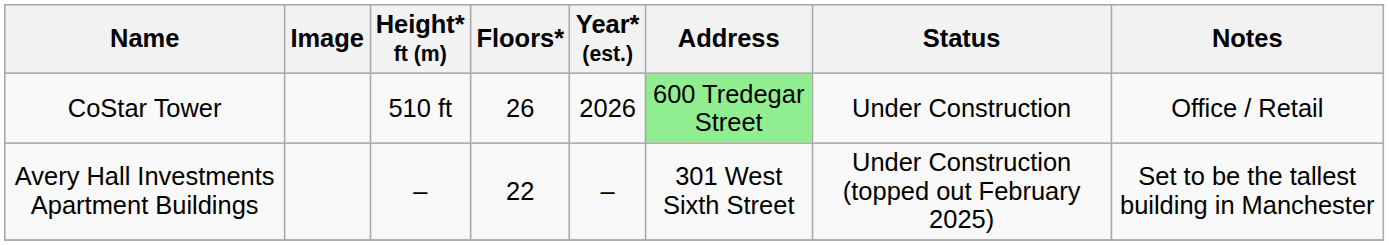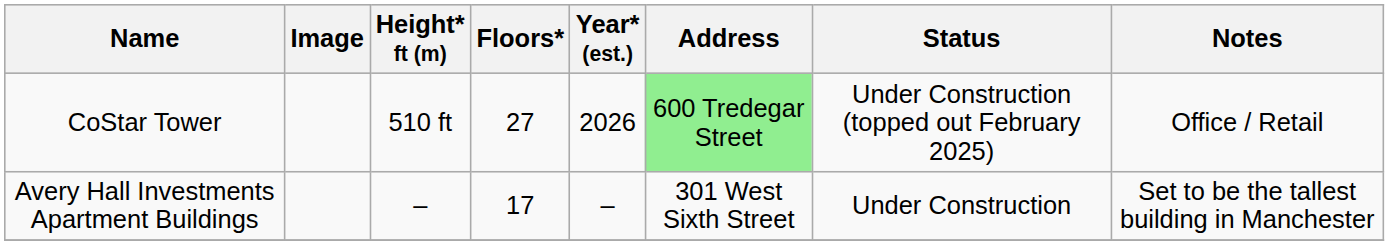(520, 107) 26 -> (520, 122) 27
(962, 107) Under Construction -> (962, 122) Under Construction (topped out February 2025)
(520, 191) 22 -> (520, 205) 17
(962, 191) Under Construction (topped out February 2025) -> (962, 205) Under Construction
